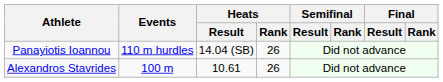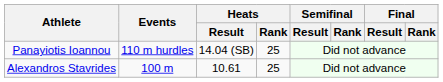(273, 50) 26 -> (273, 50) 25
(273, 68) 26 -> (273, 68) 25
